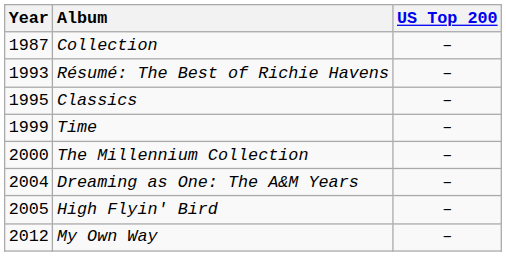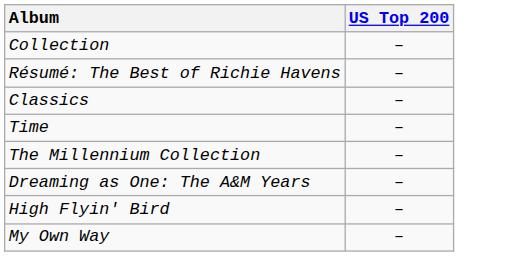- column: (29, 18)
